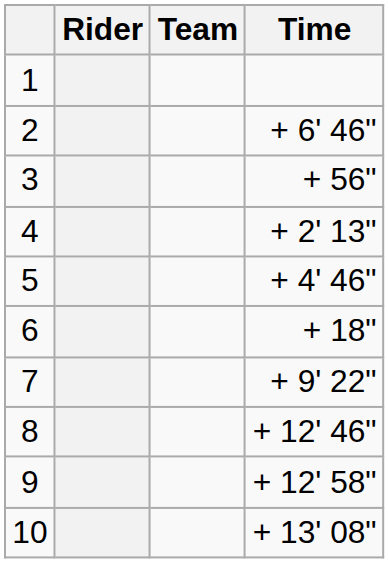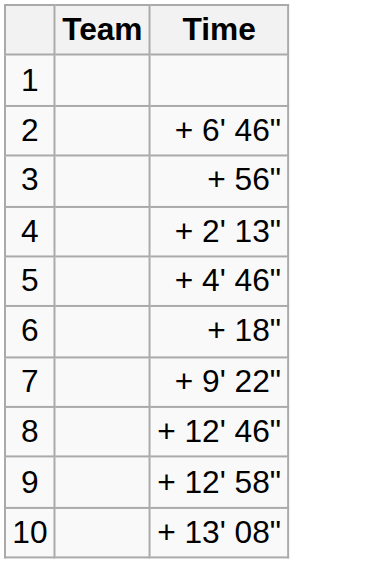- column: (103, 29)
